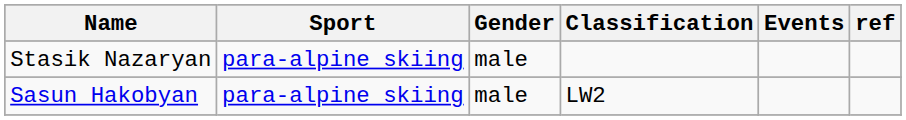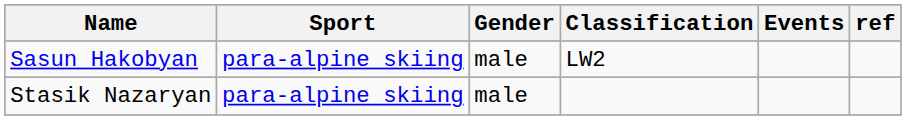rows swapped: (104, 96) <-> (111, 60)
